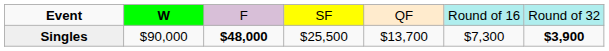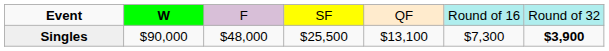(244, 36) bold -> (244, 36) normal
(404, 36) $13,700 -> (404, 36) $13,100
